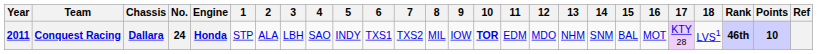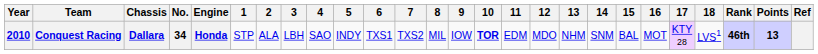(18, 36) 2011 -> (19, 36) 2010
(180, 36) 24 -> (180, 36) 34
(772, 36) 10 -> (773, 36) 13
